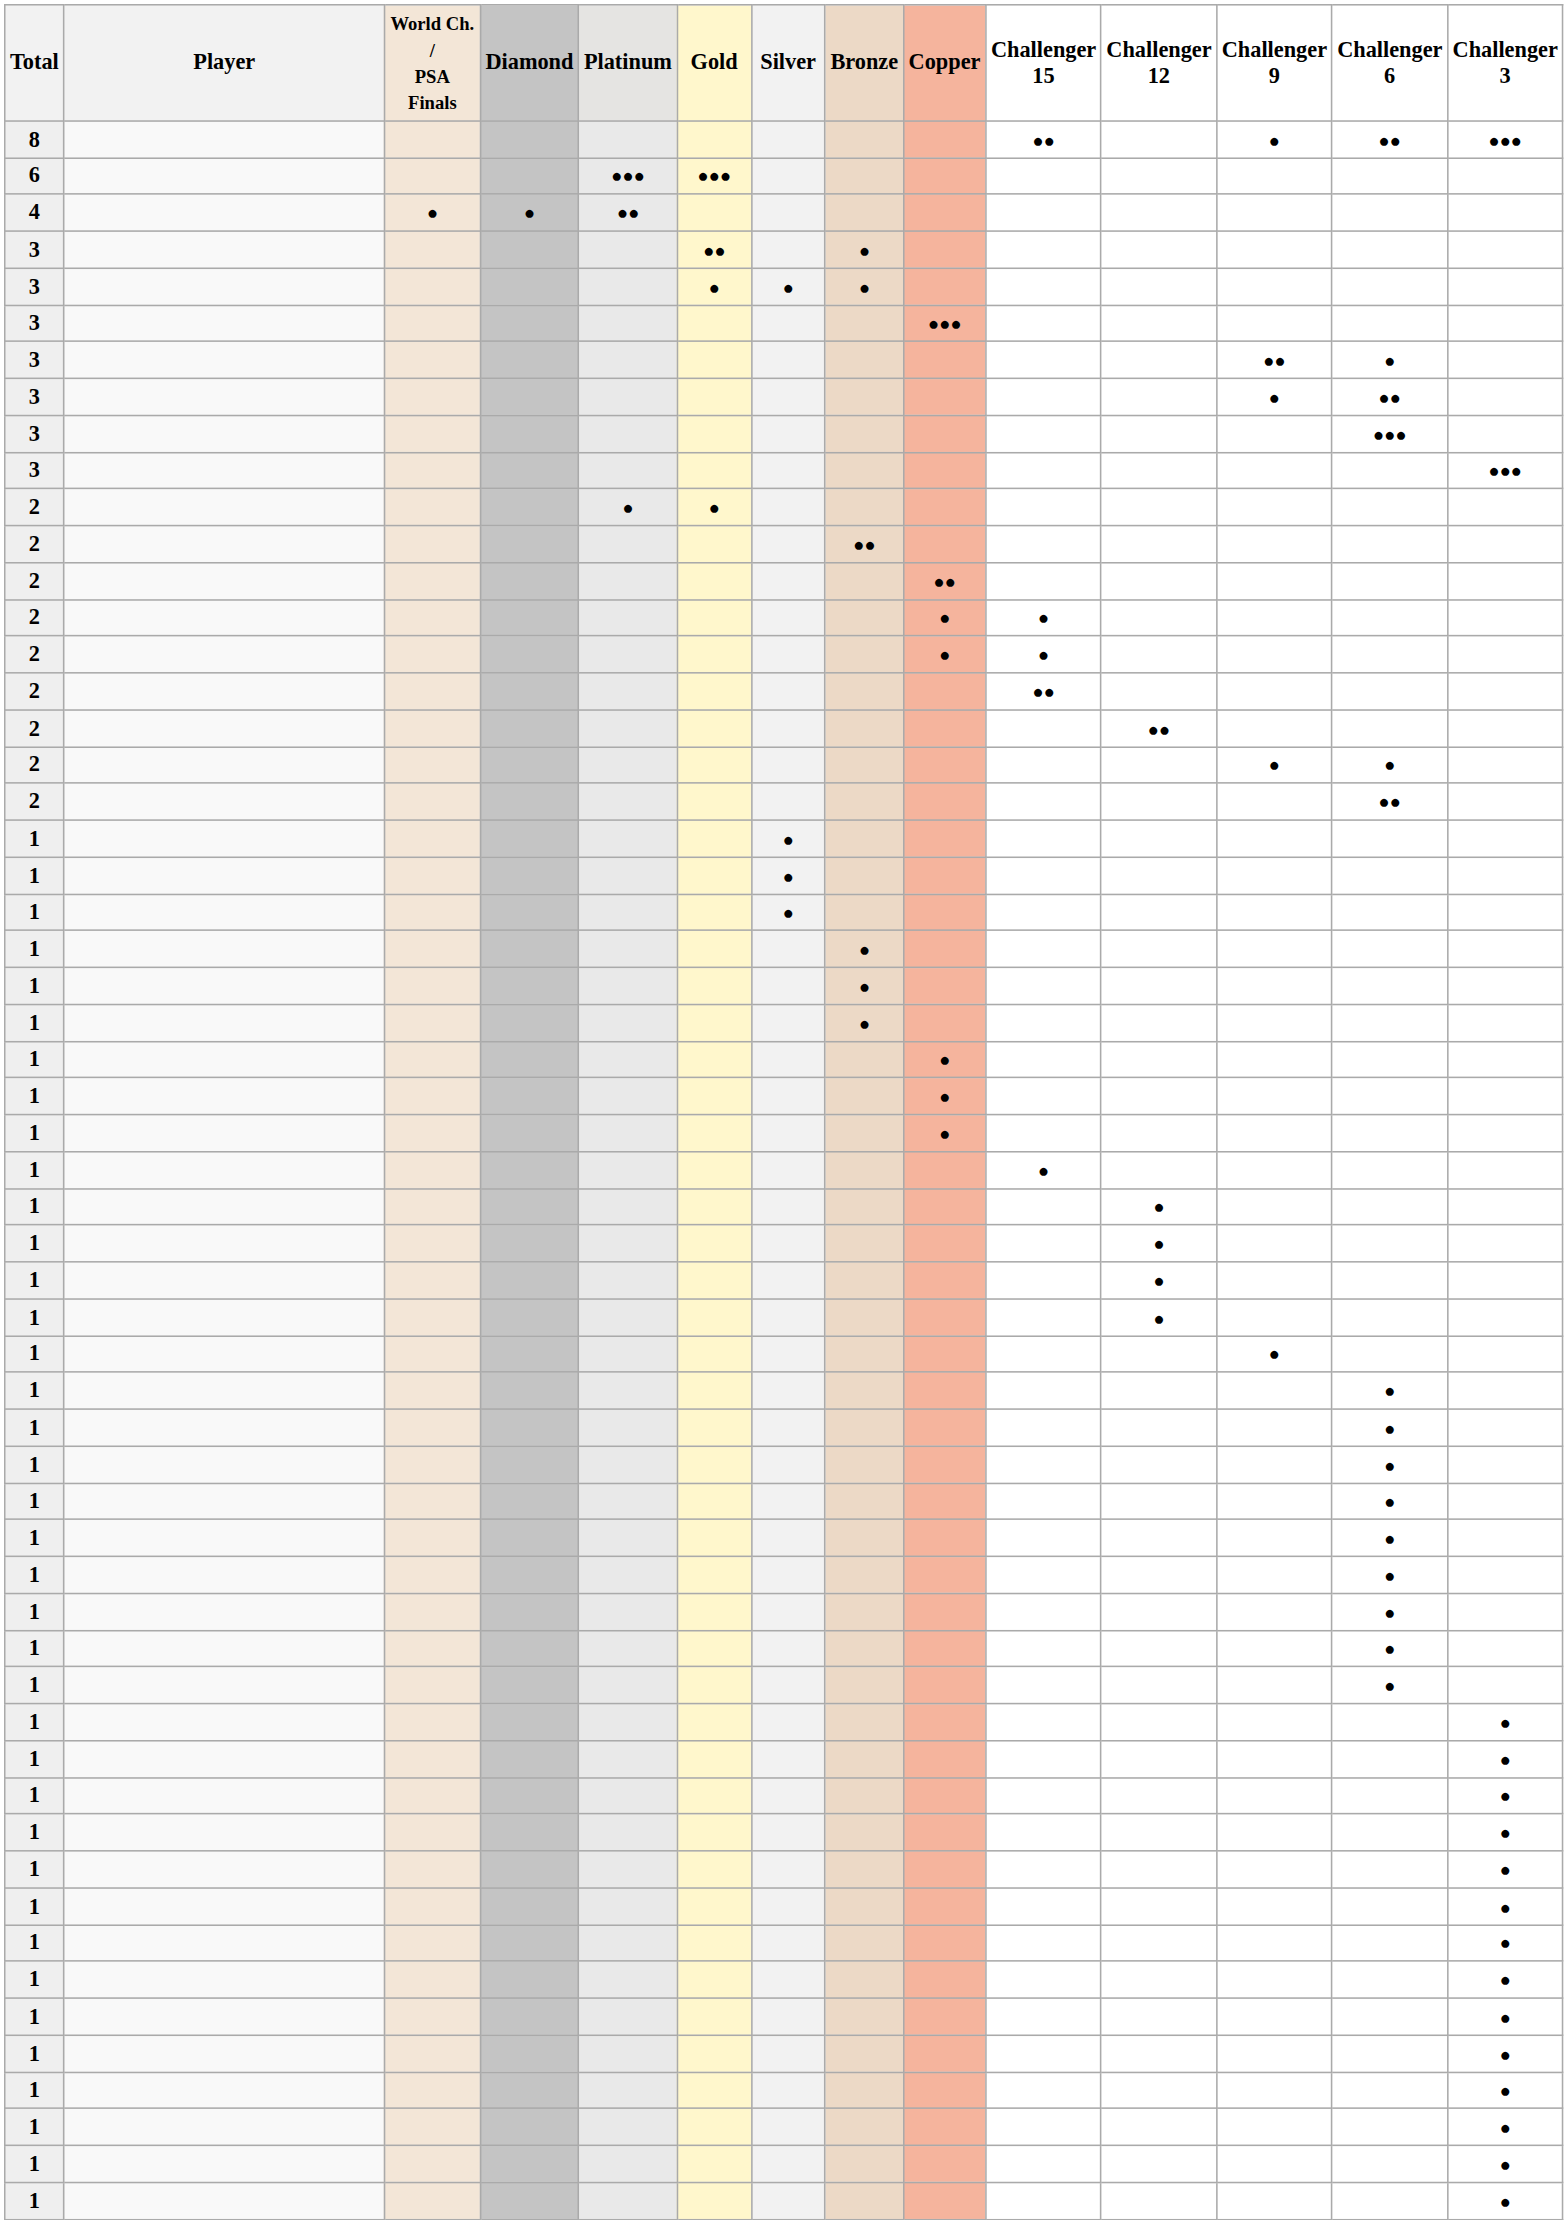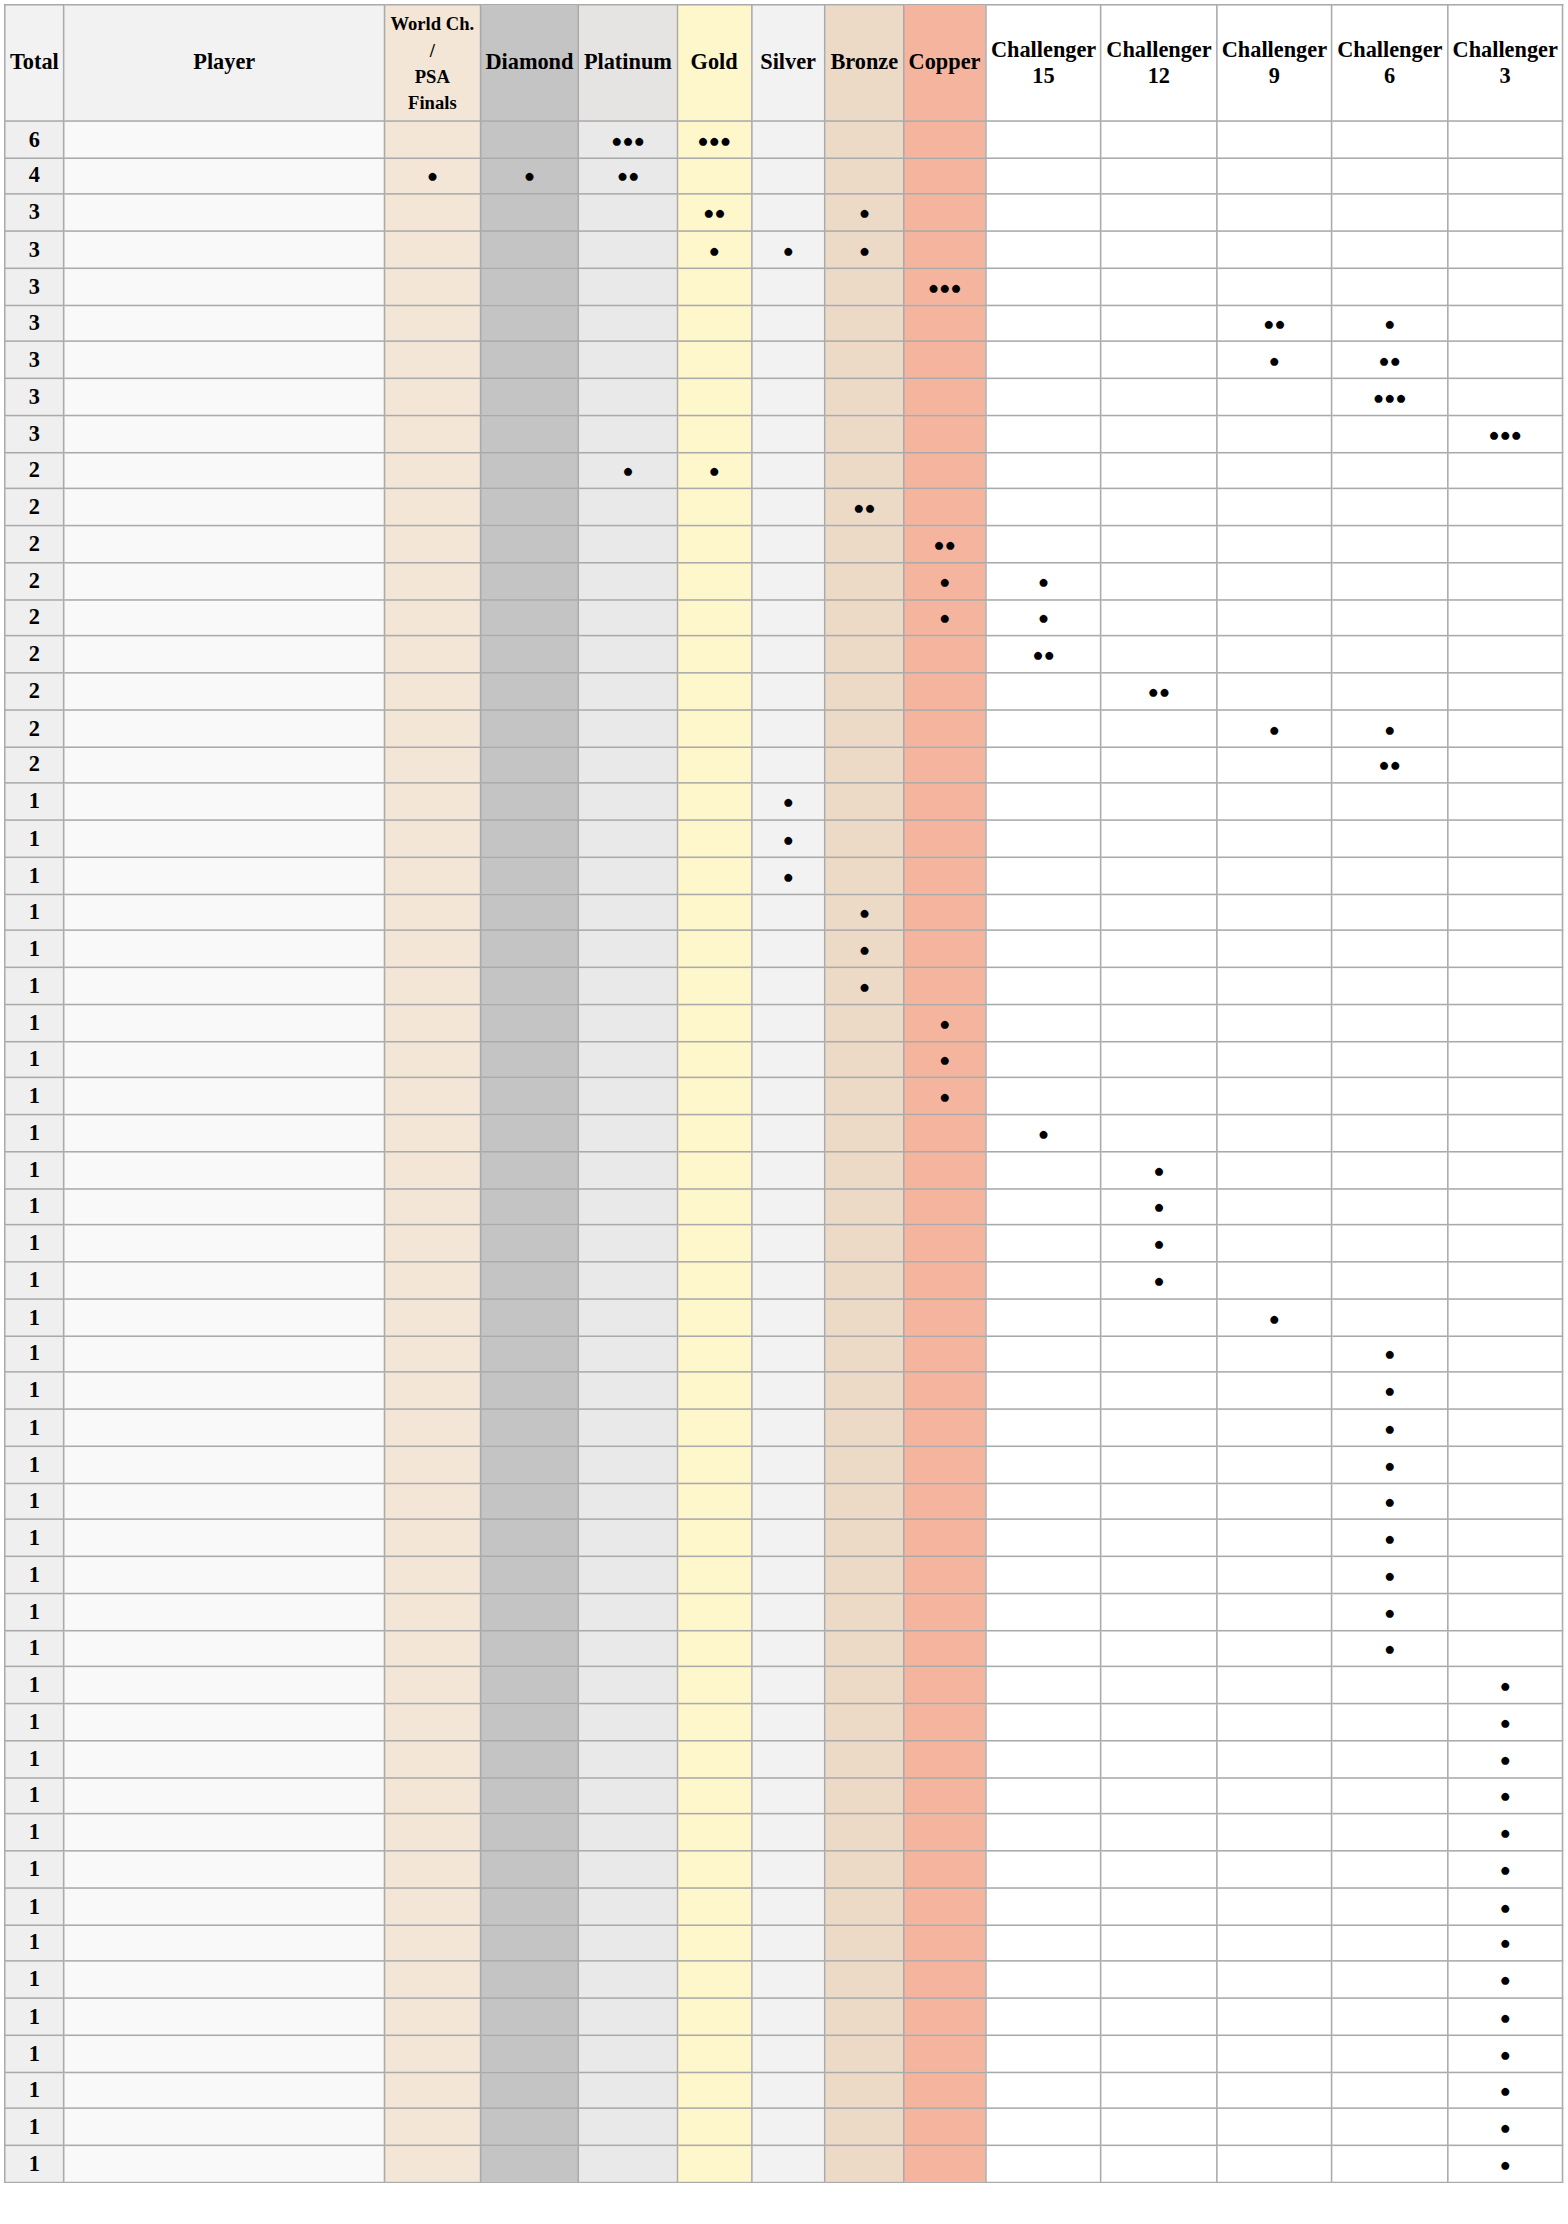- row: (34, 139)
